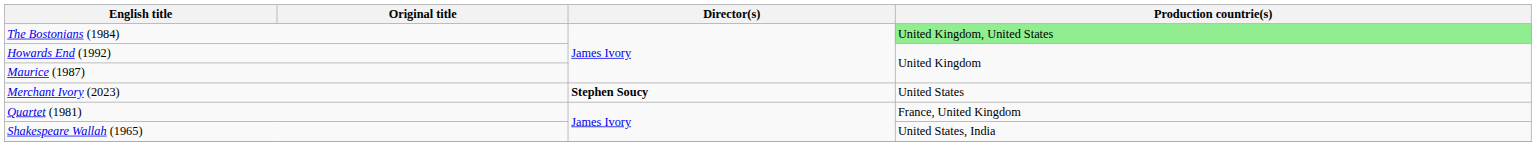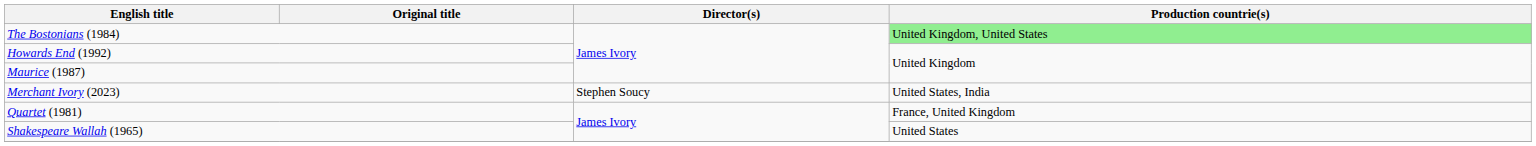(610, 92) bold -> (613, 92) normal
(931, 92) United States -> (941, 92) United States, India
(947, 131) United States, India -> (925, 131) United States
